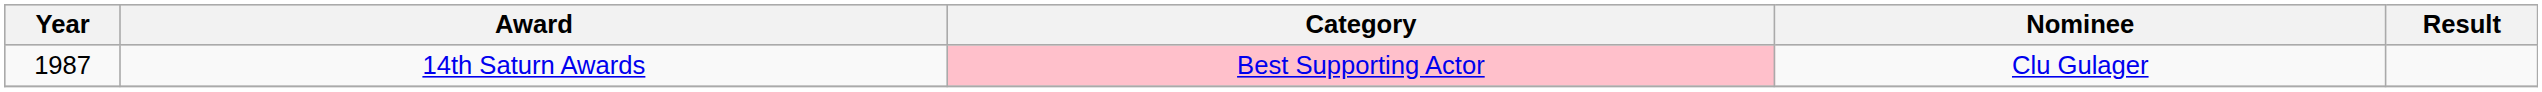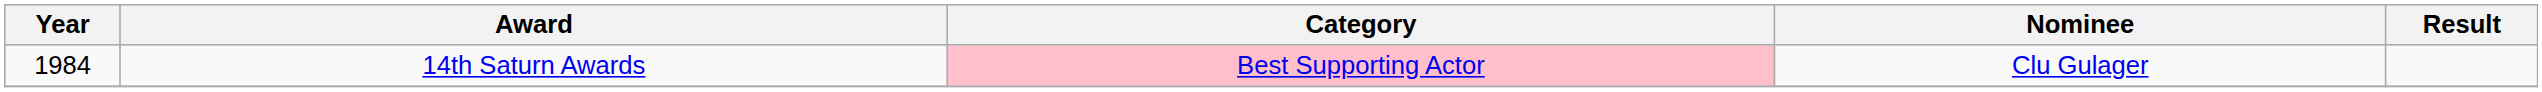(63, 65) 1987 -> (63, 65) 1984
